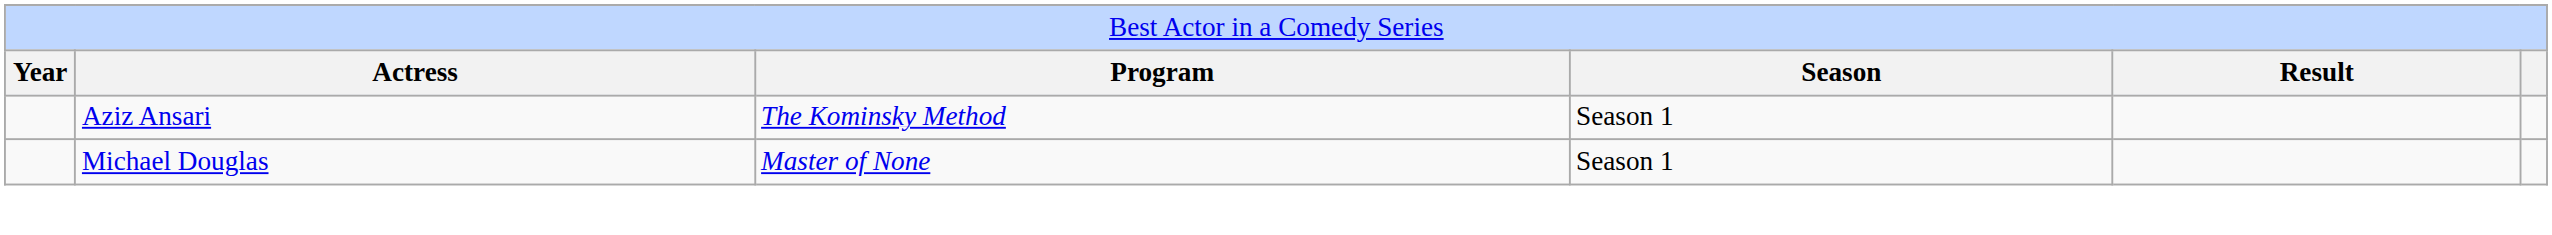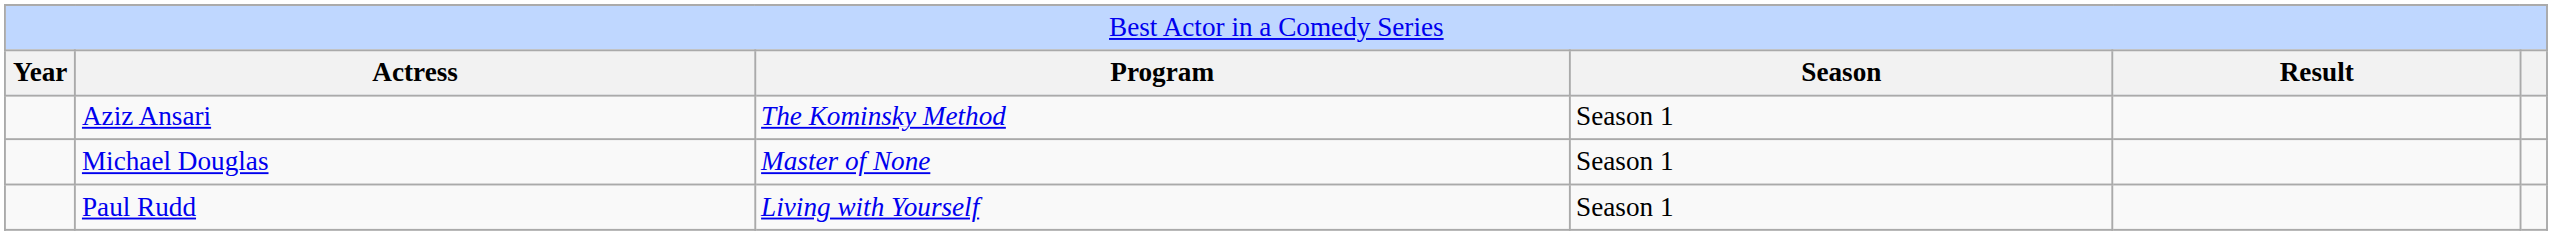+ row: (139, 206)
